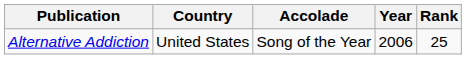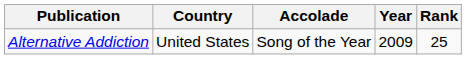(396, 41) 2006 -> (396, 41) 2009
